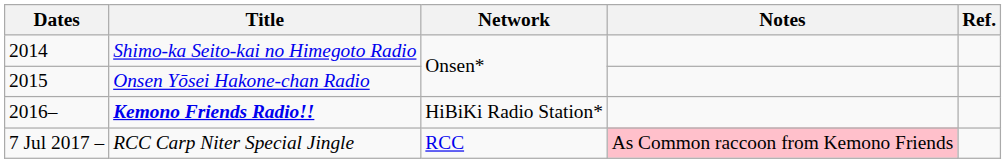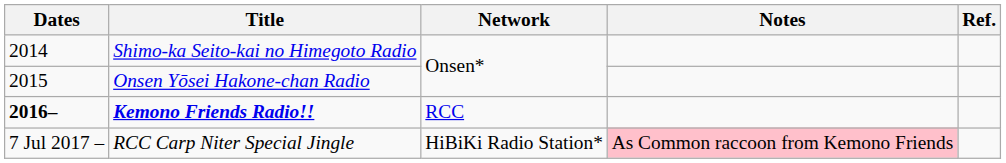(33, 111) normal -> (33, 111) bold
(514, 111) HiBiKi Radio Station* -> (445, 111) RCC
(445, 142) RCC -> (514, 142) HiBiKi Radio Station*
